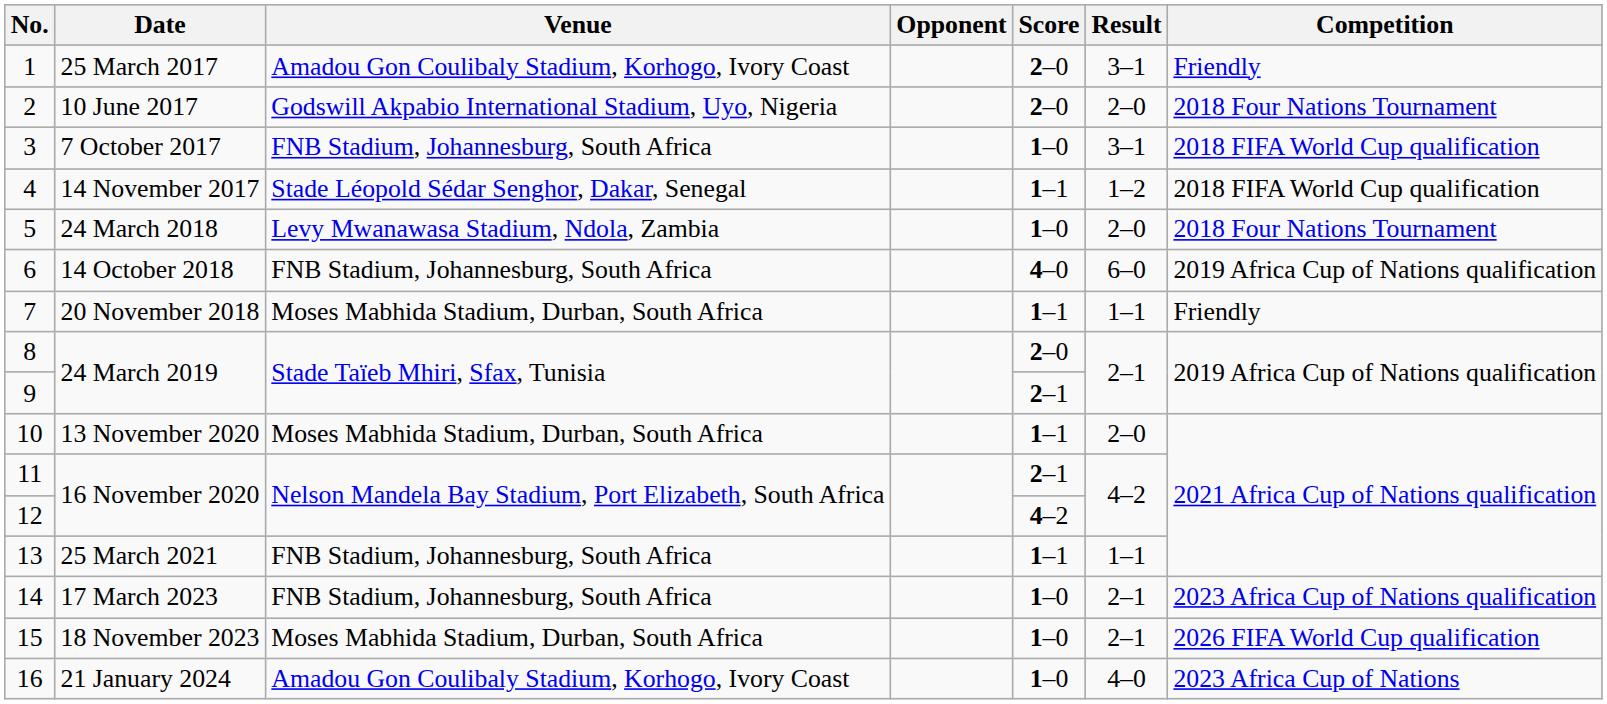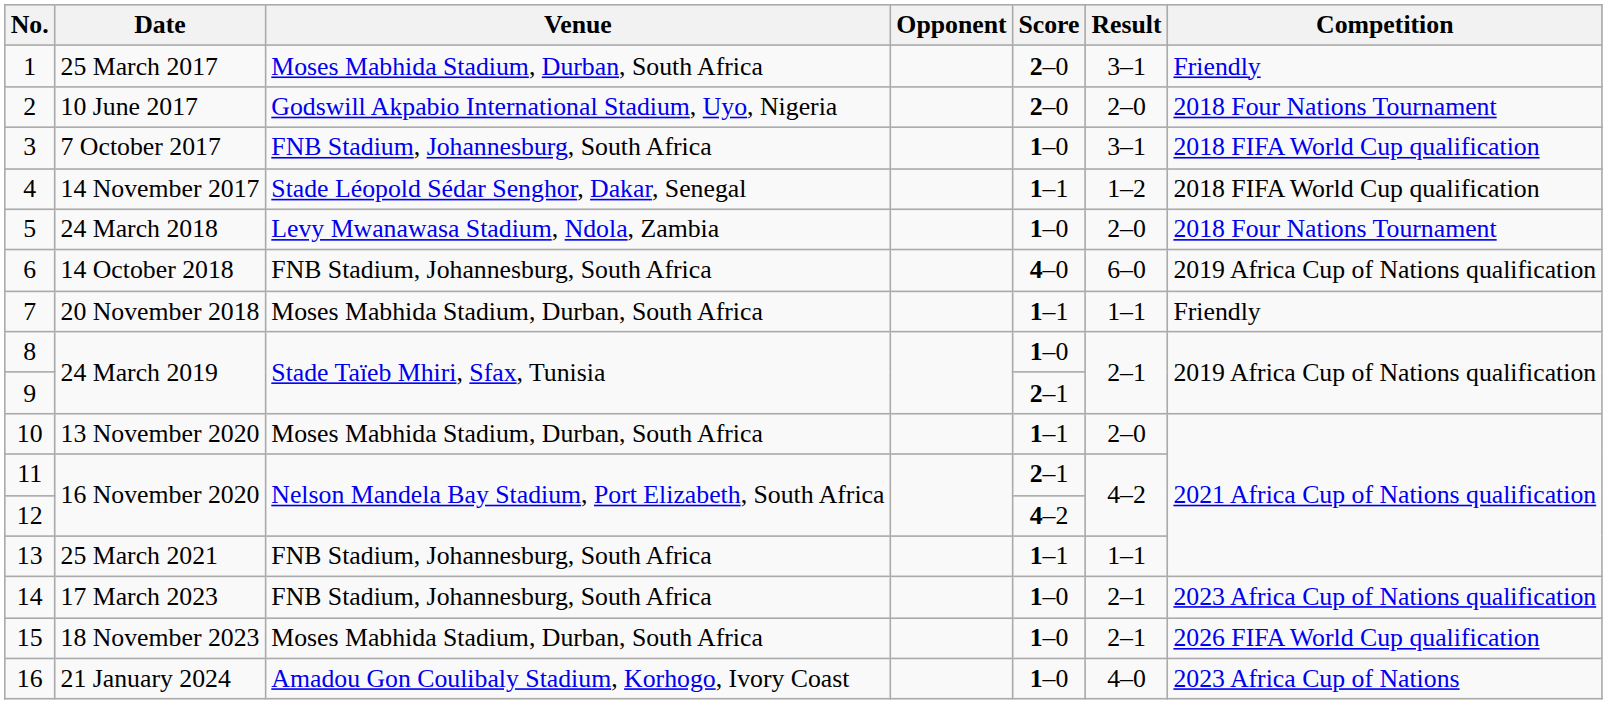(560, 65) Amadou Gon Coulibaly Stadium, Korhogo, Ivory Coast -> (517, 65) Moses Mabhida Stadium, Durban, South Africa
(1049, 351) 2–0 -> (1049, 351) 1–0
